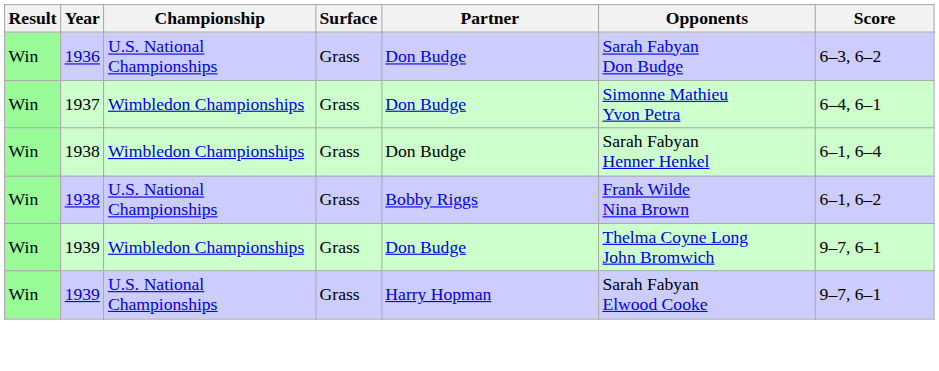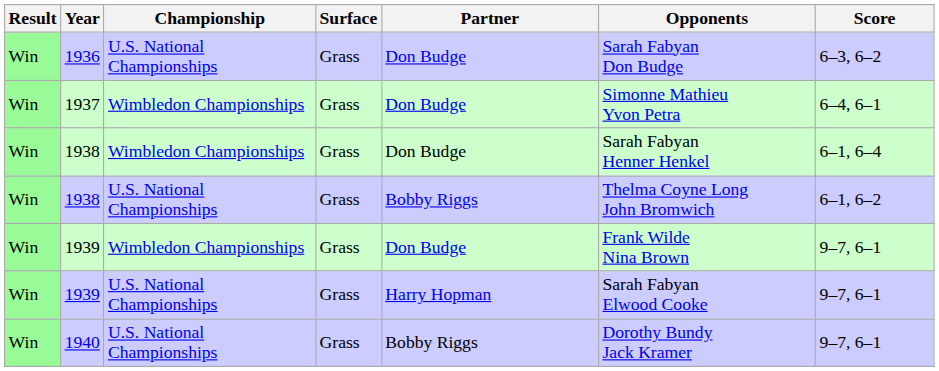(646, 199) Frank Wilde Nina Brown -> (675, 199) Thelma Coyne Long John Bromwich
(675, 247) Thelma Coyne Long John Bromwich -> (646, 247) Frank Wilde Nina Brown
+ row: (82, 342)
